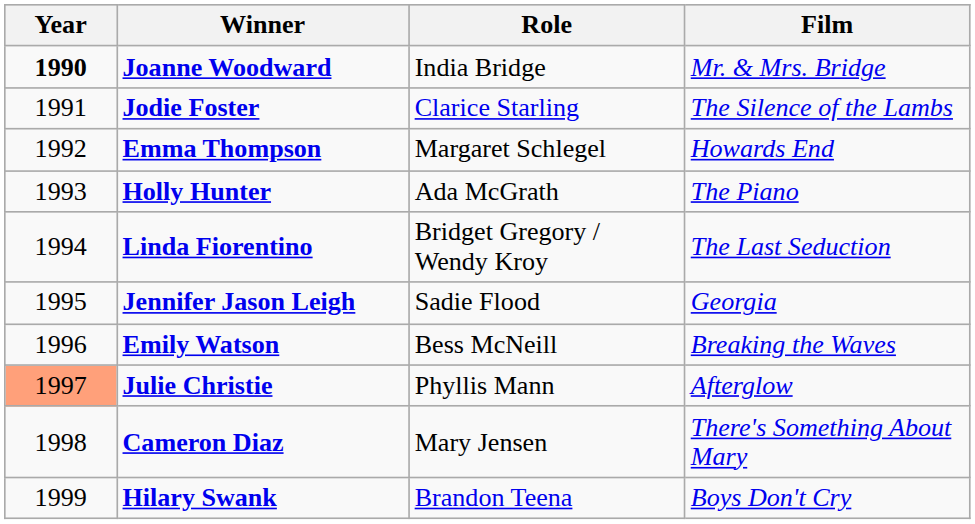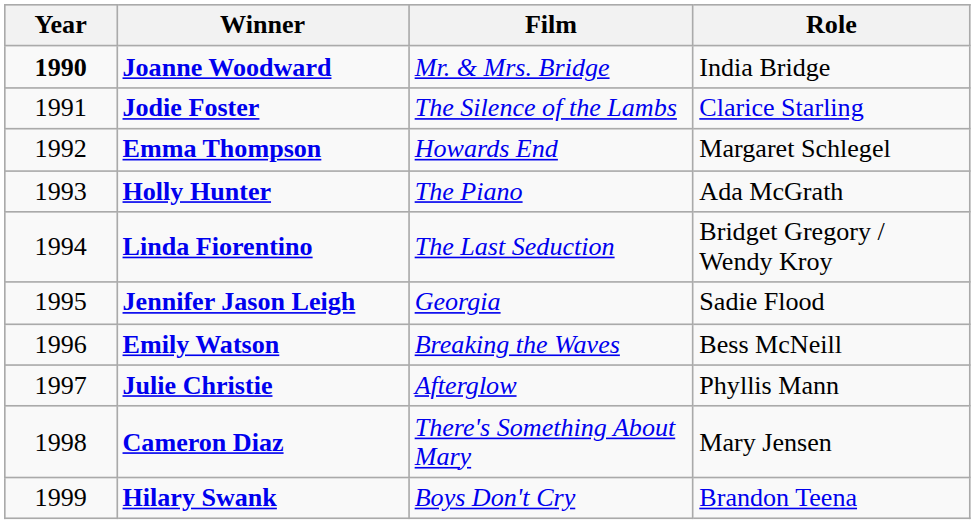columns swapped: (827, 25) <-> (547, 25)
(61, 385) lightsalmon background -> (61, 385) no background
